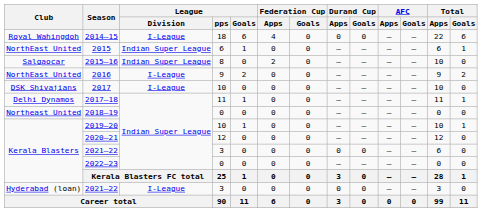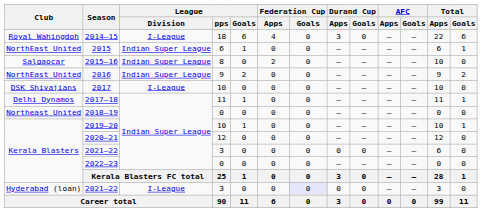(339, 36) 0 -> (339, 36) 3
(166, 74) I-League -> (166, 74) Indian Super League
(308, 189) no background -> (308, 189) lavender background
